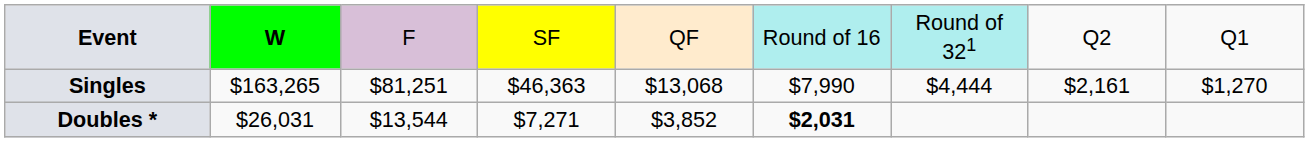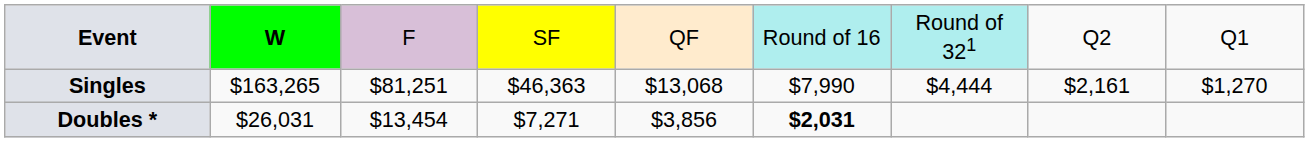(409, 120) $13,544 -> (409, 120) $13,454
(684, 120) $3,852 -> (684, 120) $3,856
